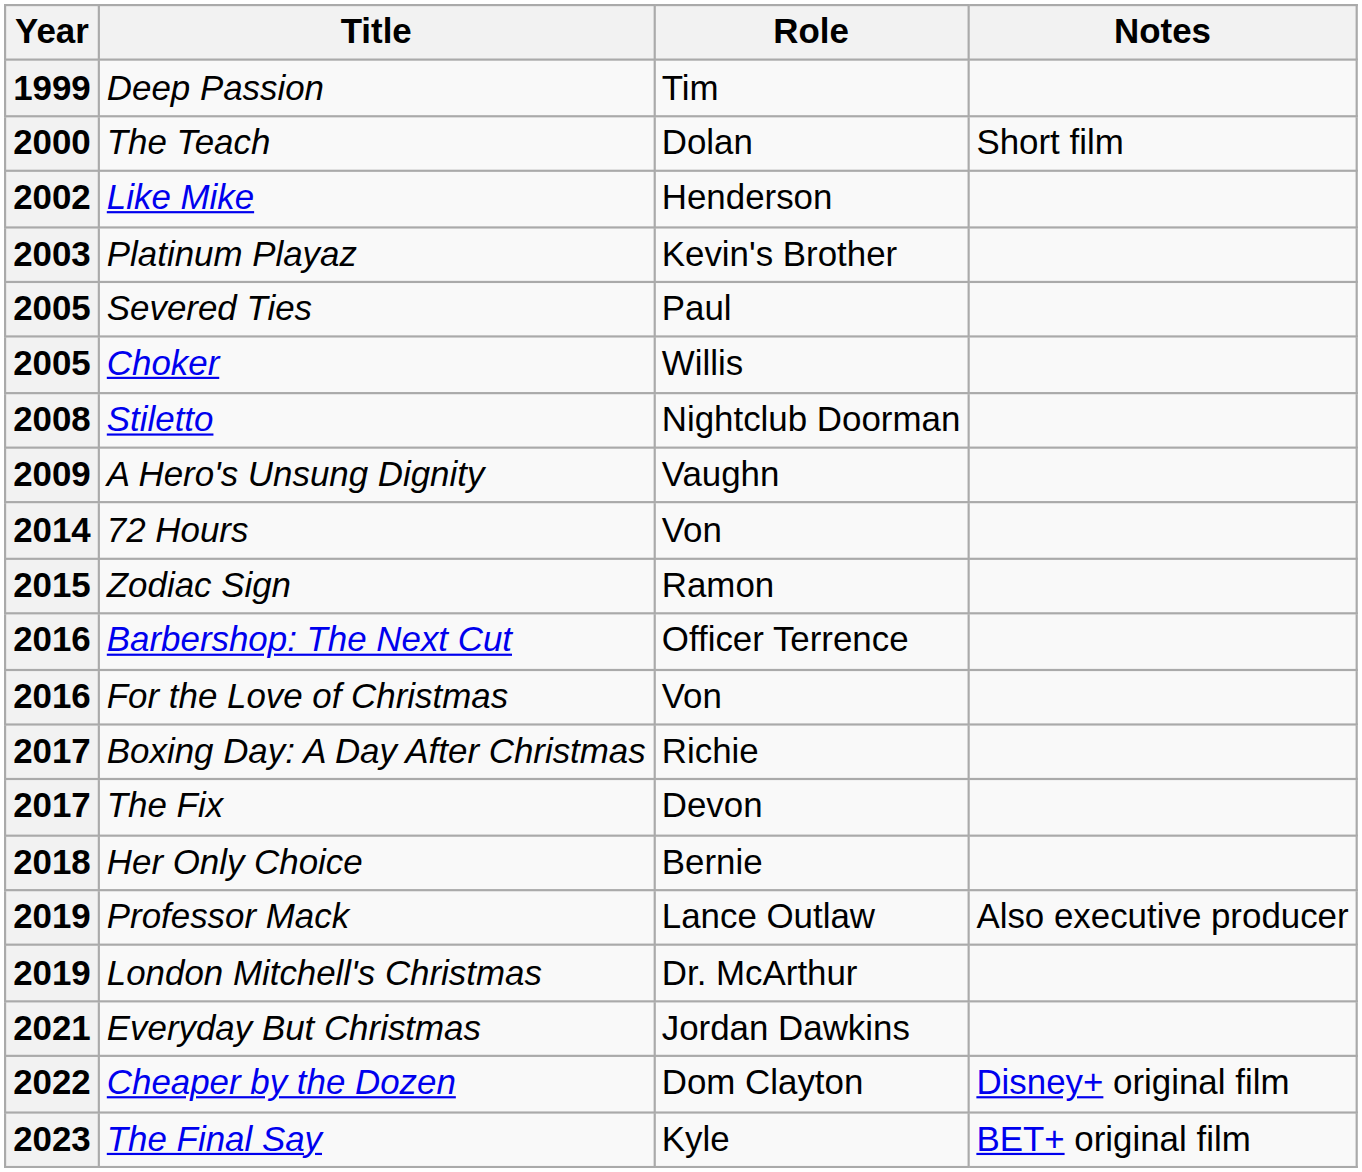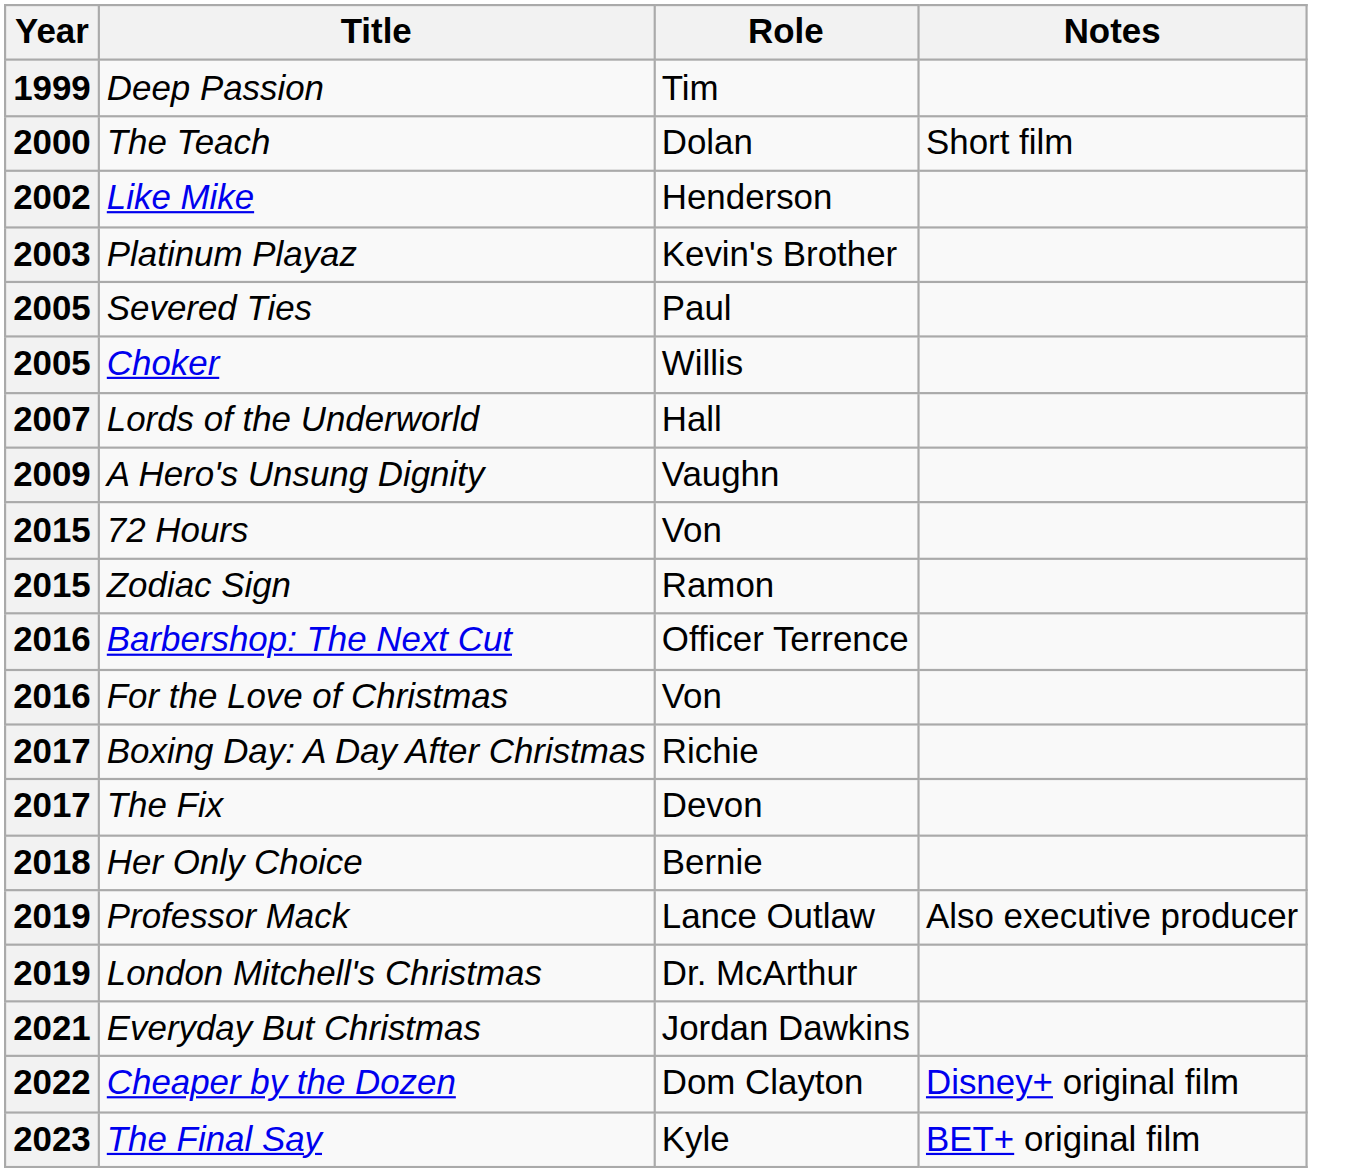+ row: (293, 419)
- row: (160, 419)
(52, 530) 2014 -> (52, 530) 2015
